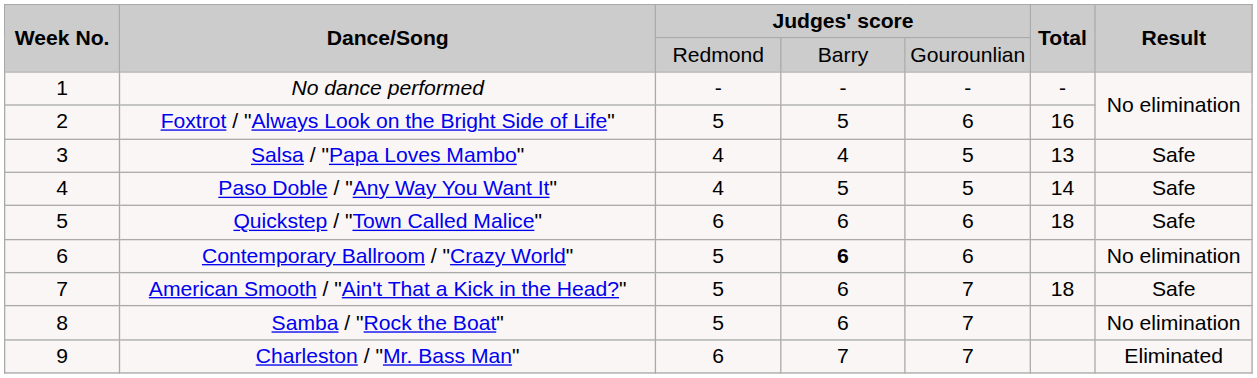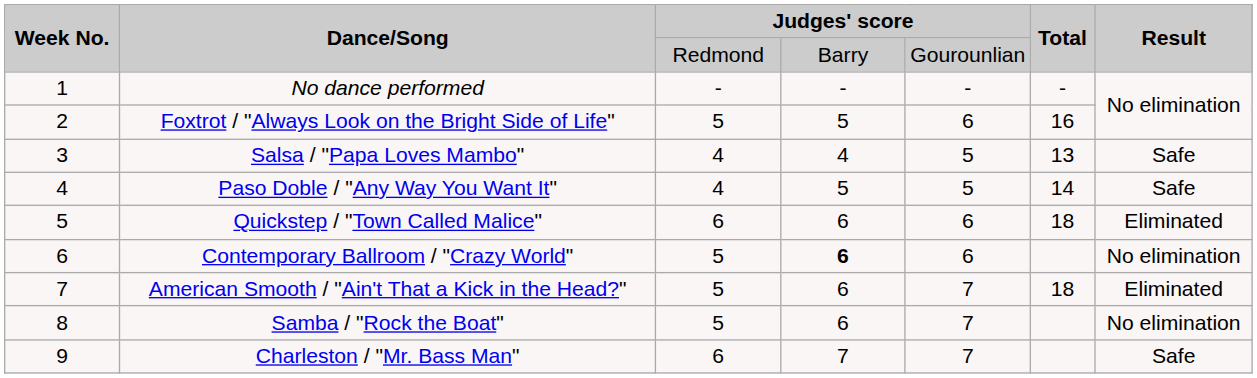(1174, 222) Safe -> (1174, 222) Eliminated
(1174, 289) Safe -> (1174, 289) Eliminated
(1174, 356) Eliminated -> (1174, 356) Safe
